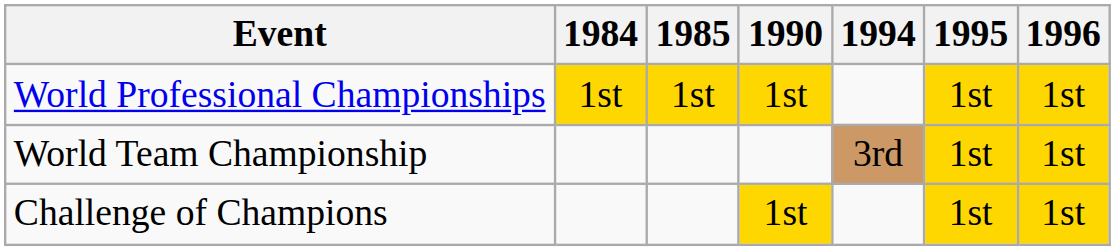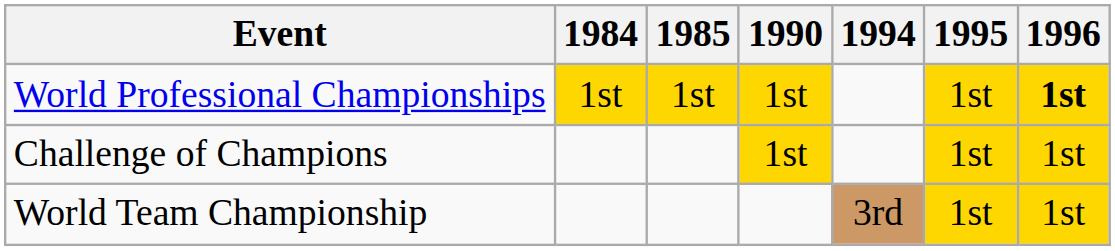(1063, 93) normal -> (1063, 93) bold
rows swapped: (201, 213) <-> (221, 153)
